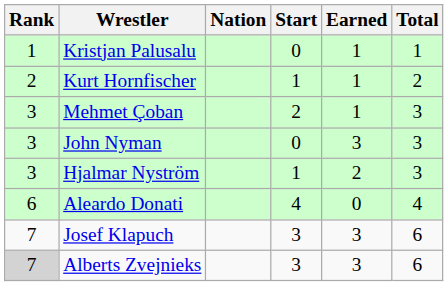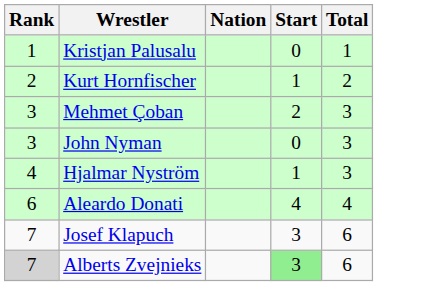- column: (357, 19)
(32, 173) 3 -> (32, 173) 4
(296, 265) no background -> (296, 265) lightgreen background
